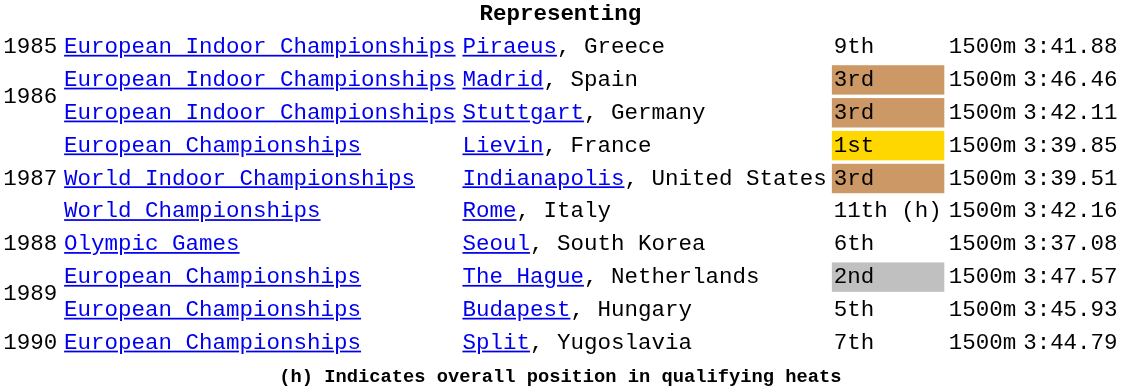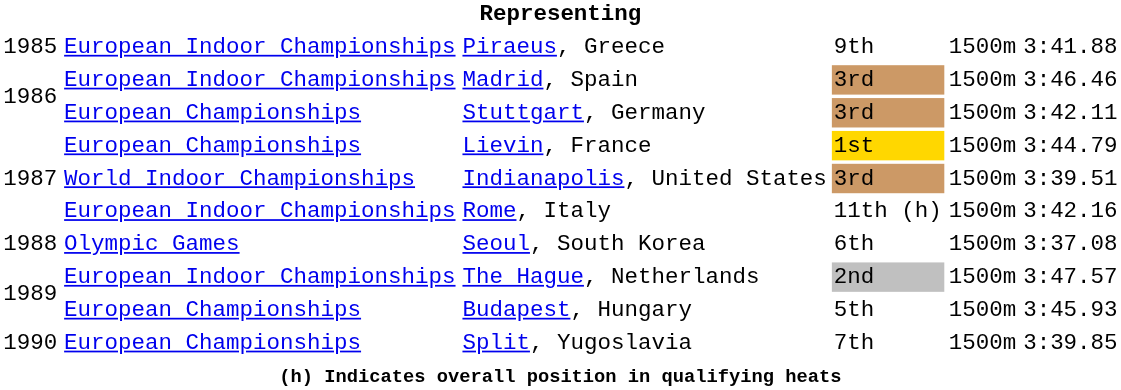(260, 113) European Indoor Championships -> (213, 113) European Championships
(1070, 146) 3:39.85 -> (1070, 146) 3:44.79
(192, 211) World Championships -> (260, 211) European Indoor Championships
(213, 277) European Championships -> (260, 277) European Indoor Championships
(1070, 343) 3:44.79 -> (1070, 343) 3:39.85
